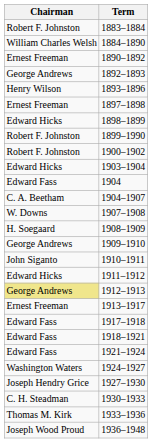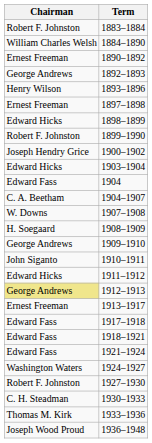(43, 151) Robert F. Johnston -> (48, 151) Joseph Hendry Grice
(48, 383) Joseph Hendry Grice -> (43, 383) Robert F. Johnston
